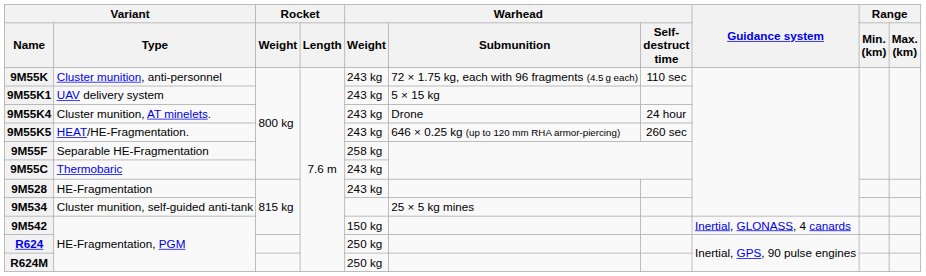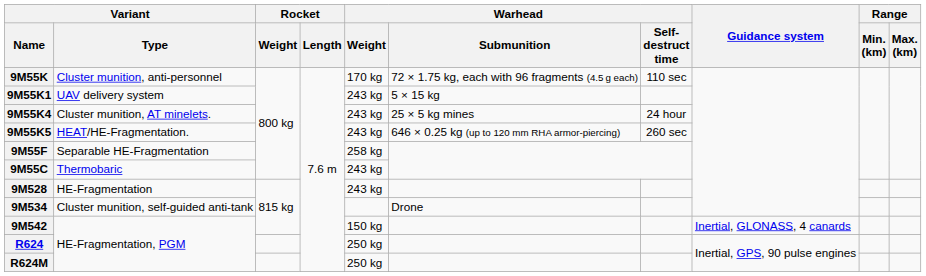(365, 77) 243 kg -> (365, 77) 170 kg
(407, 114) Drone -> (433, 114) 25 × 5 kg mines
(433, 207) 25 × 5 kg mines -> (407, 207) Drone
